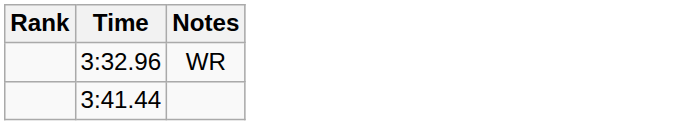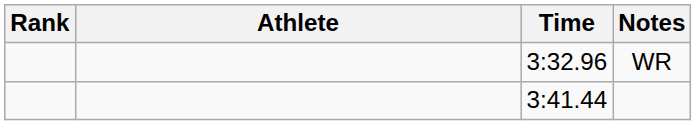+ column: (298, 23)
